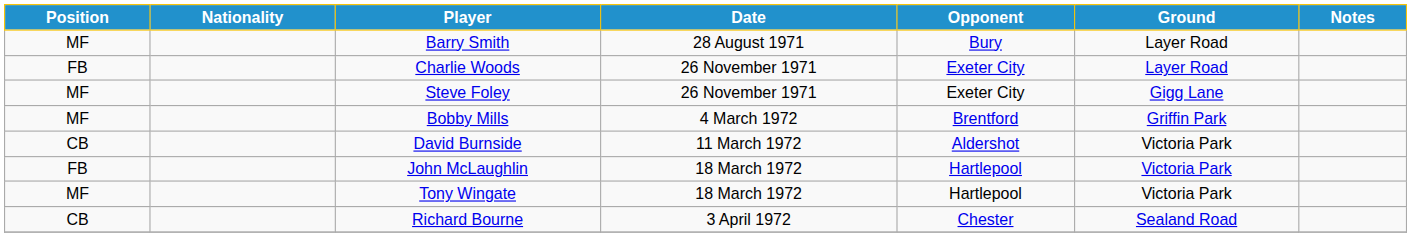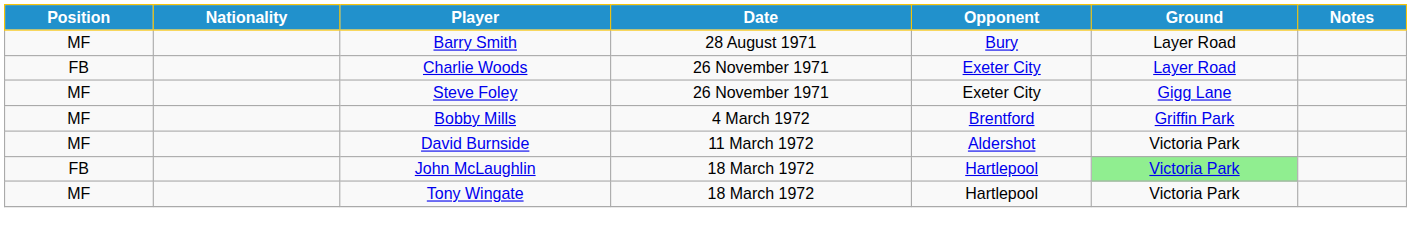(77, 144) CB -> (79, 144) MF
(1187, 169) no background -> (1194, 169) lightgreen background
- row: (468, 220)
